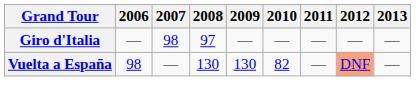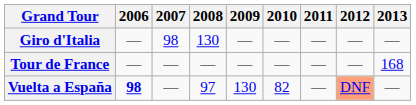(208, 40) 97 -> (208, 40) 130
+ row: (60, 64)
(134, 64) normal -> (134, 87) bold
(208, 64) 130 -> (208, 87) 97
